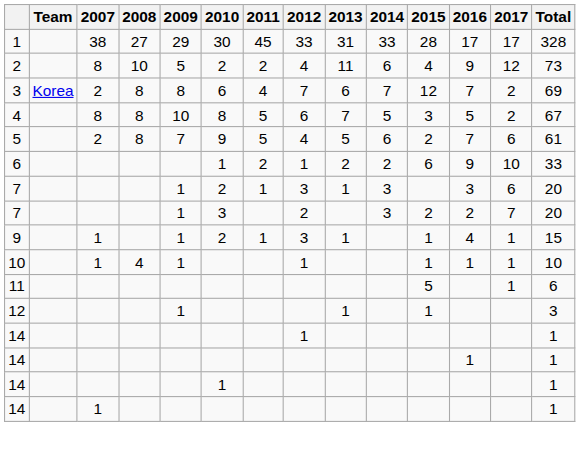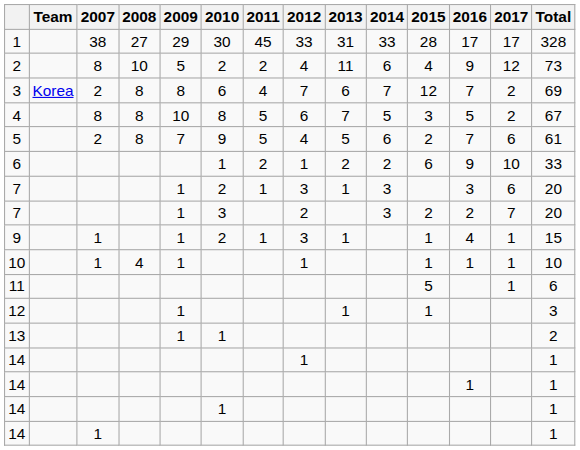+ row: (17, 336)
